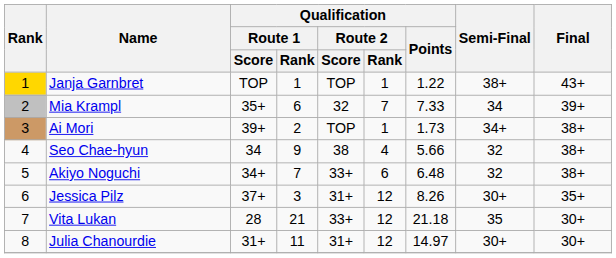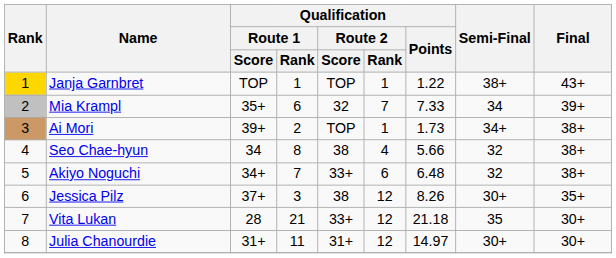(297, 151) 9 -> (297, 151) 8
(341, 196) 31+ -> (341, 196) 38
